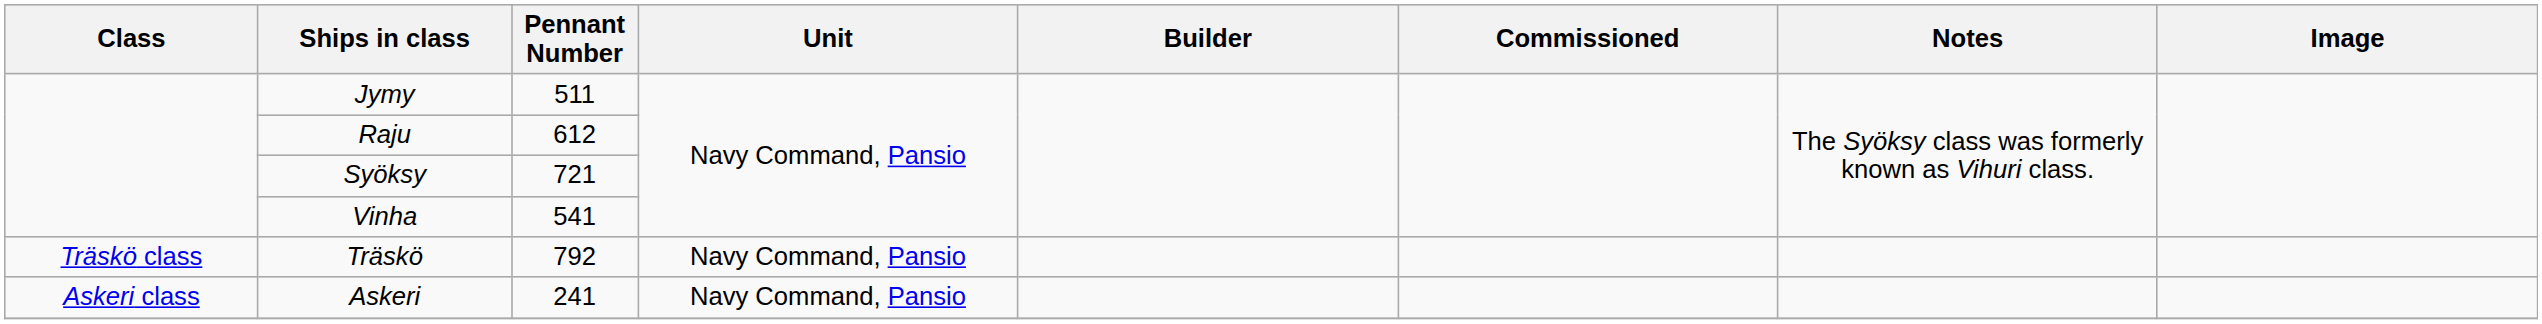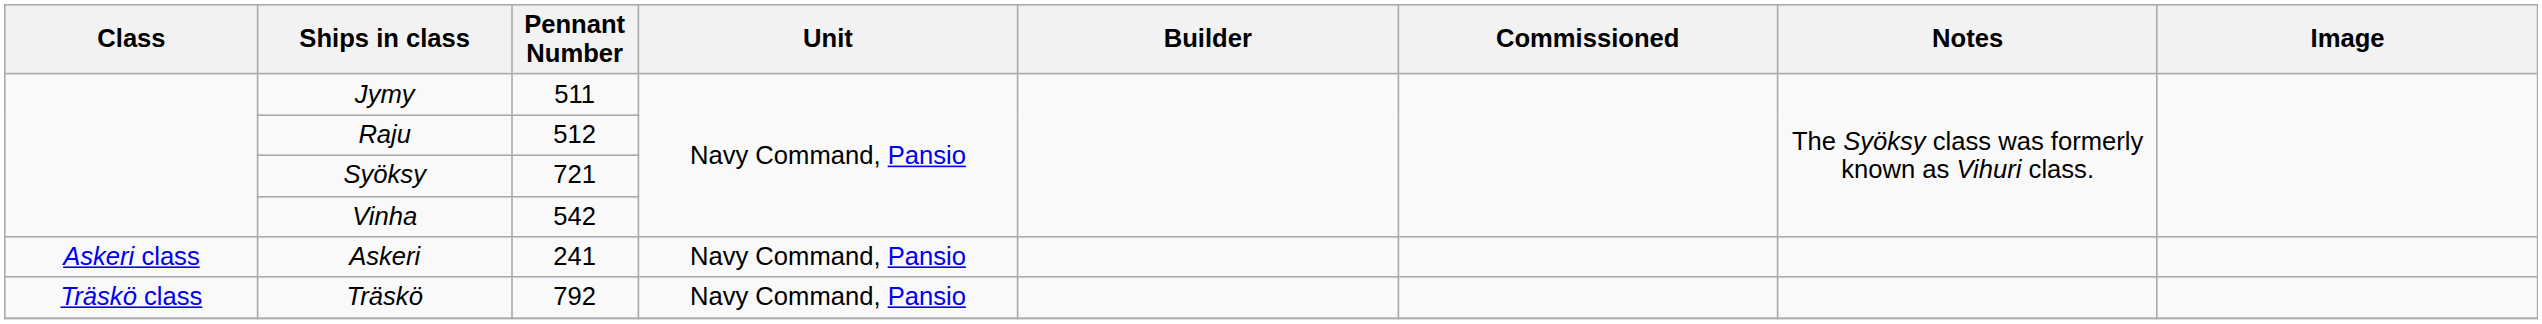(575, 134) 612 -> (575, 134) 512
(575, 216) 541 -> (575, 216) 542
rows swapped: (385, 256) <-> (385, 297)
